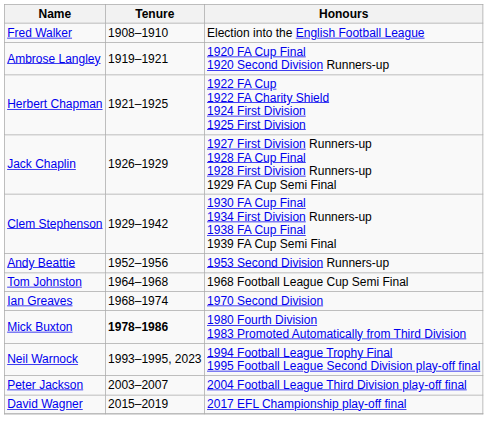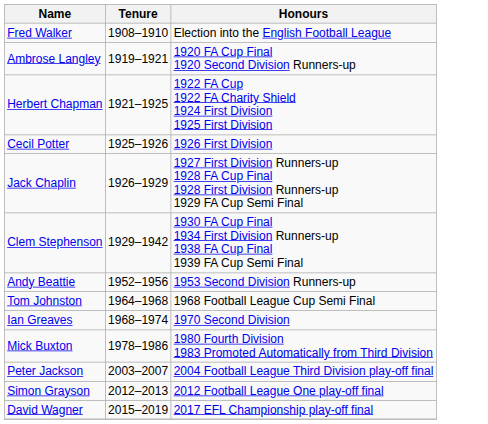+ row: (38, 144)
(138, 327) bold -> (138, 346) normal
- row: (43, 359)
+ row: (48, 390)
